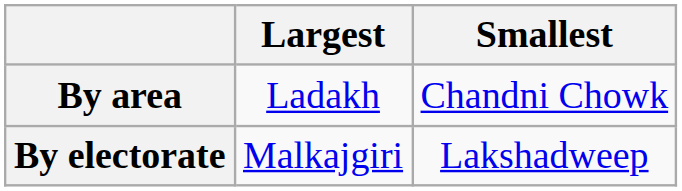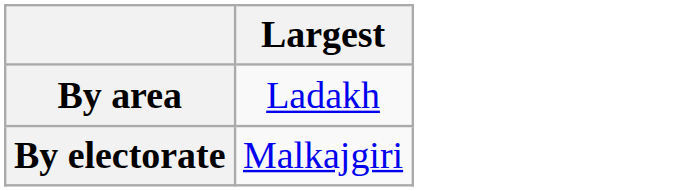- column: (544, 34)
